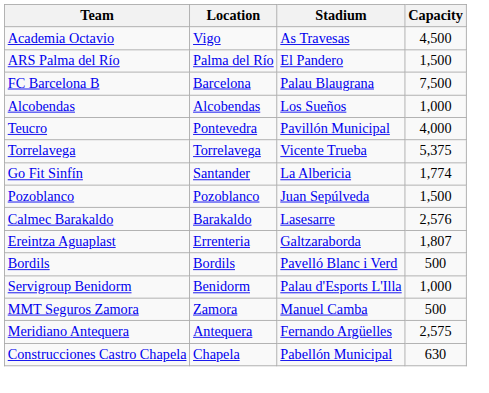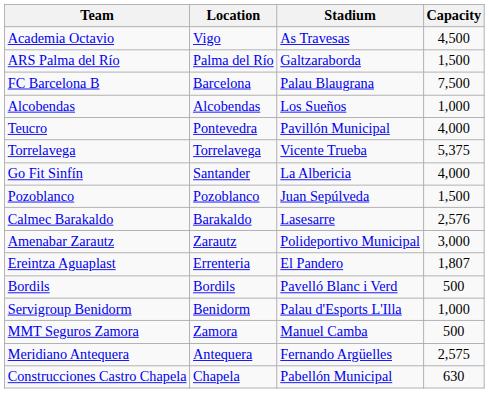(312, 60) El Pandero -> (321, 60) Galtzaraborda
(436, 173) 1,774 -> (454, 173) 4,000
+ row: (61, 241)
(321, 241) Galtzaraborda -> (312, 264) El Pandero
